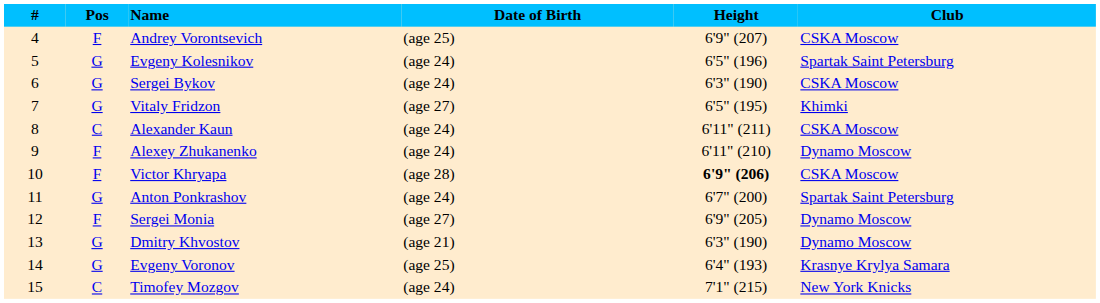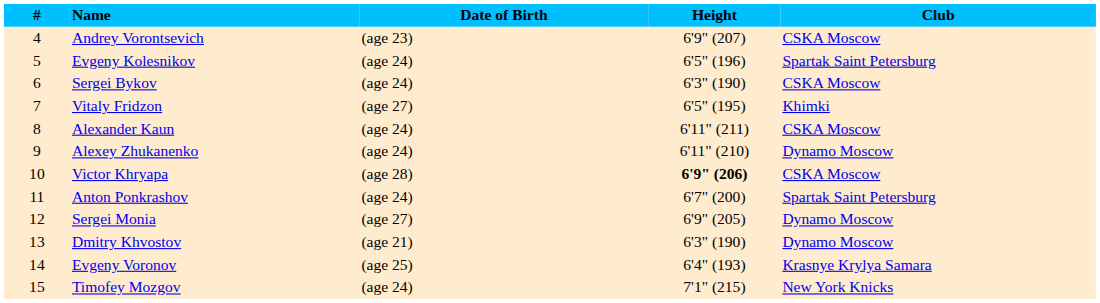- column: (97, 15)
(429, 37) (age 25) -> (387, 37) (age 23)
